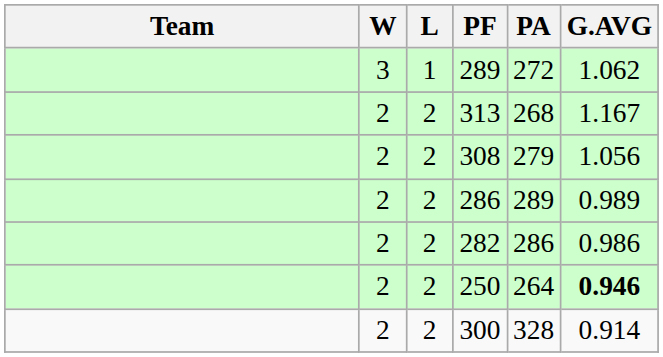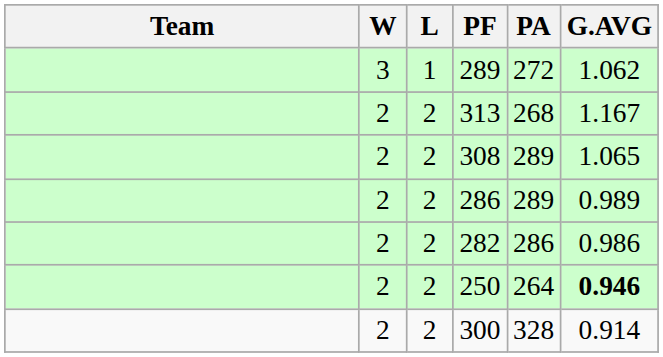(534, 156) 279 -> (534, 156) 289
(609, 156) 1.056 -> (609, 156) 1.065
